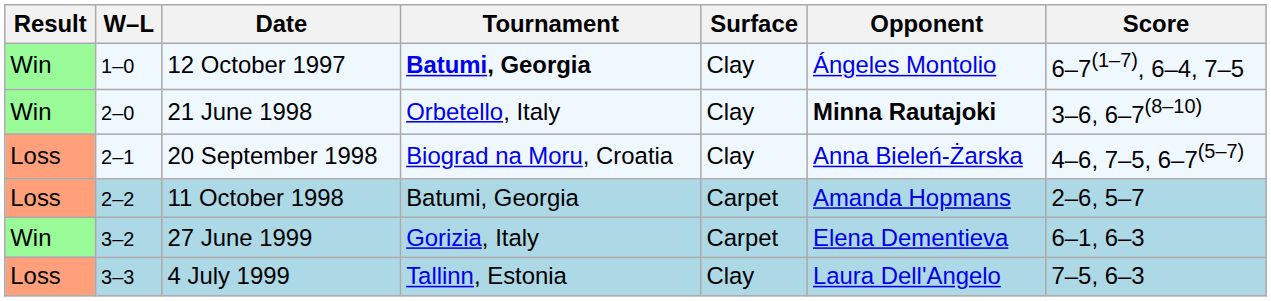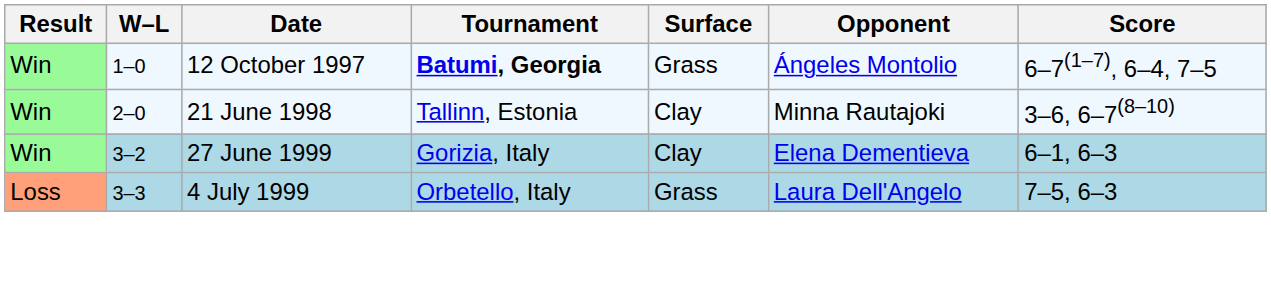(730, 65) Clay -> (686, 65) Grass
(483, 110) Orbetello, Italy -> (497, 110) Tallinn, Estonia
(905, 110) bold -> (860, 110) normal
- row: (273, 155)
- row: (256, 197)
(742, 236) Carpet -> (678, 152) Clay
(487, 275) Tallinn, Estonia -> (494, 191) Orbetello, Italy
(730, 275) Clay -> (686, 191) Grass
